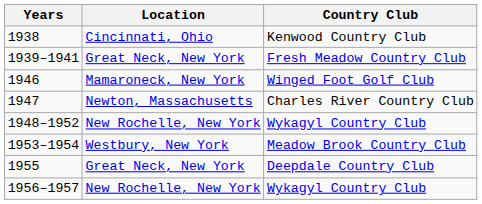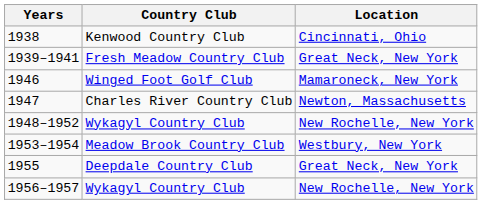columns swapped: (370, 15) <-> (173, 15)
